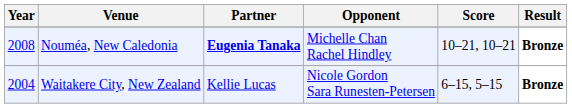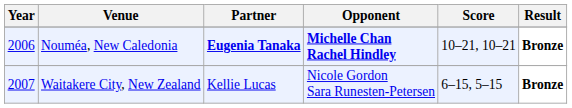(21, 46) 2008 -> (21, 46) 2006
(349, 46) normal -> (351, 46) bold
(21, 84) 2004 -> (21, 84) 2007
